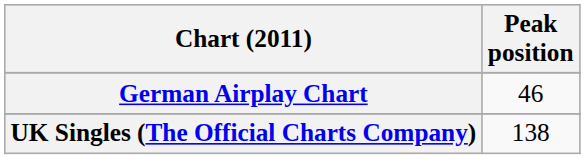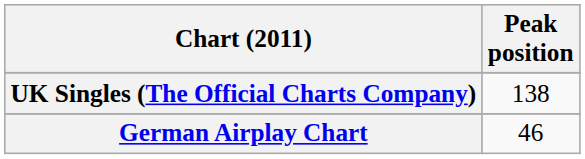rows swapped: (243, 93) <-> (243, 133)
